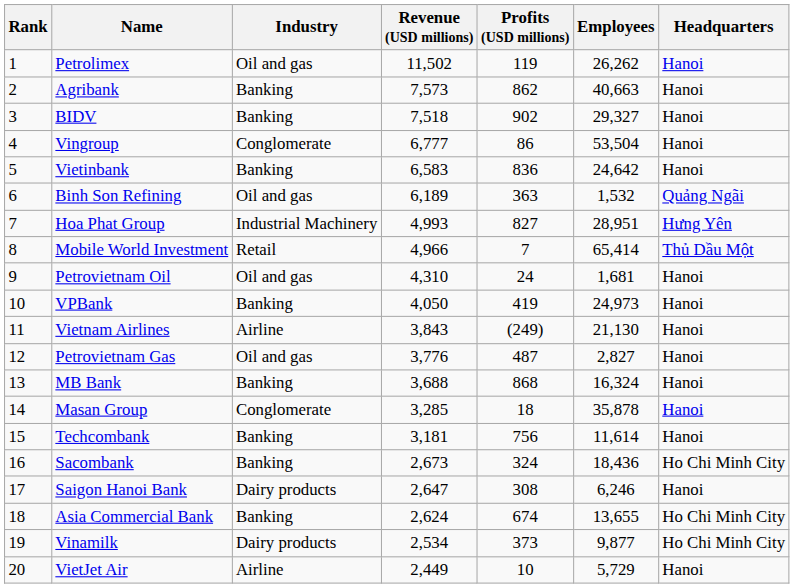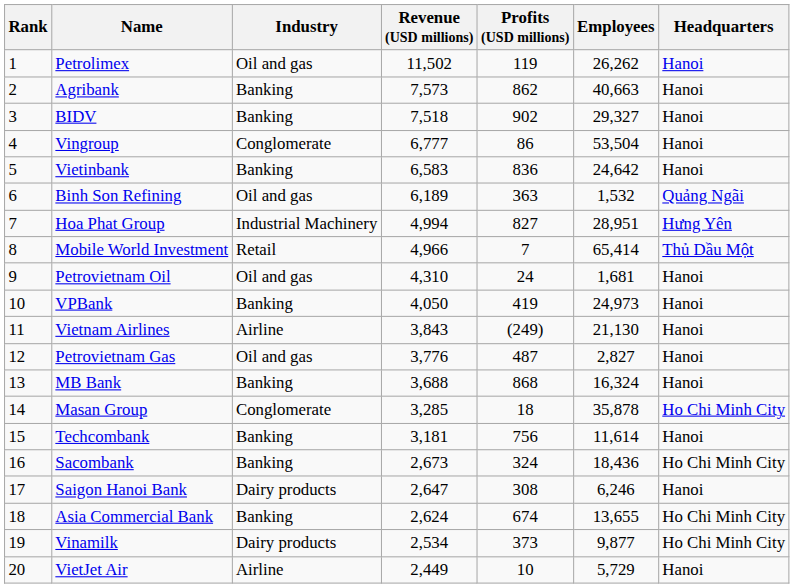(429, 223) 4,993 -> (429, 223) 4,994
(683, 409) Hanoi -> (724, 409) Ho Chi Minh City
